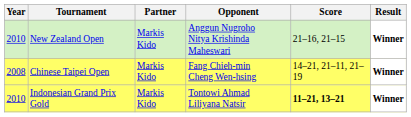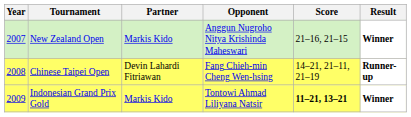(16, 39) 2010 -> (16, 39) 2007
(150, 72) Markis Kido -> (152, 72) Devin Lahardi Fitriawan
(388, 72) Winner -> (379, 72) Runner-up
(16, 99) 2010 -> (16, 99) 2009
